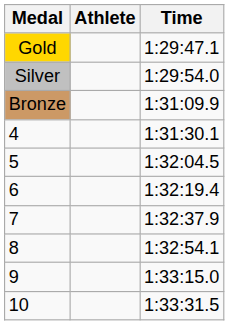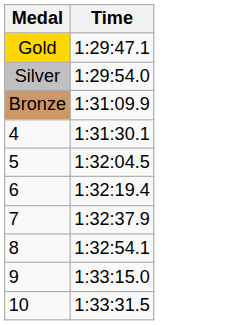- column: (105, 18)
